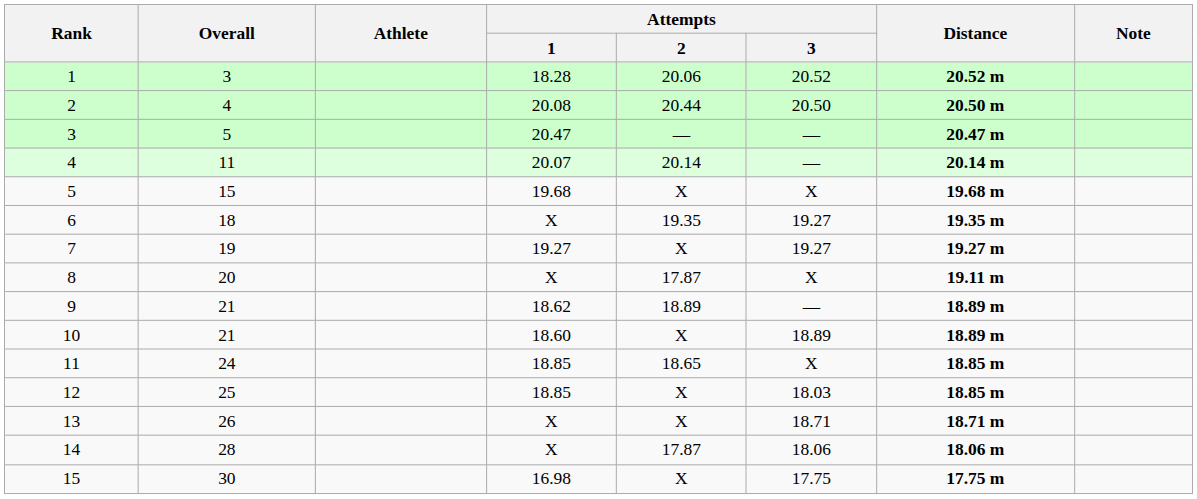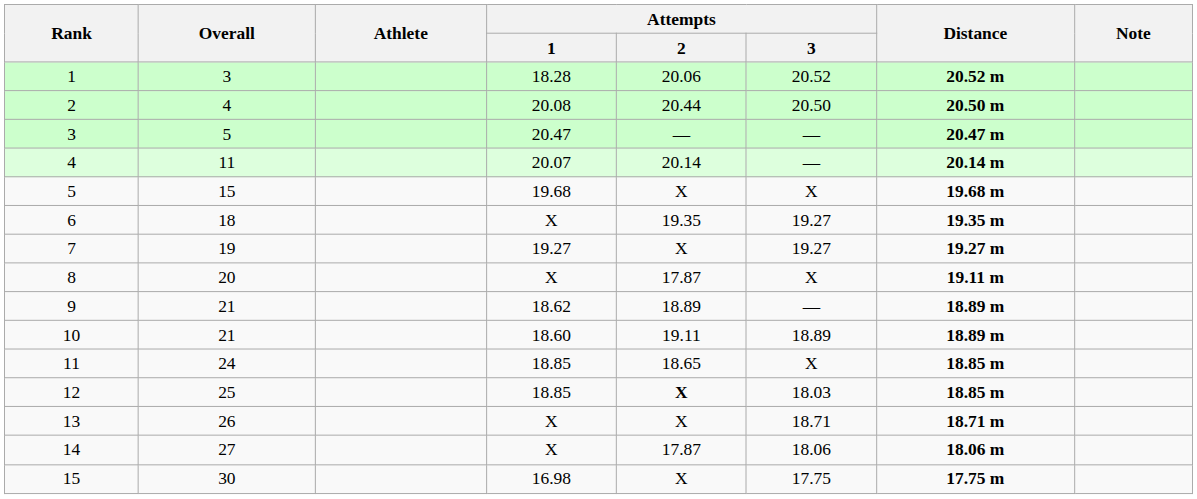(681, 334) X -> (681, 334) 19.11
(681, 392) normal -> (681, 392) bold
(227, 449) 28 -> (227, 449) 27
